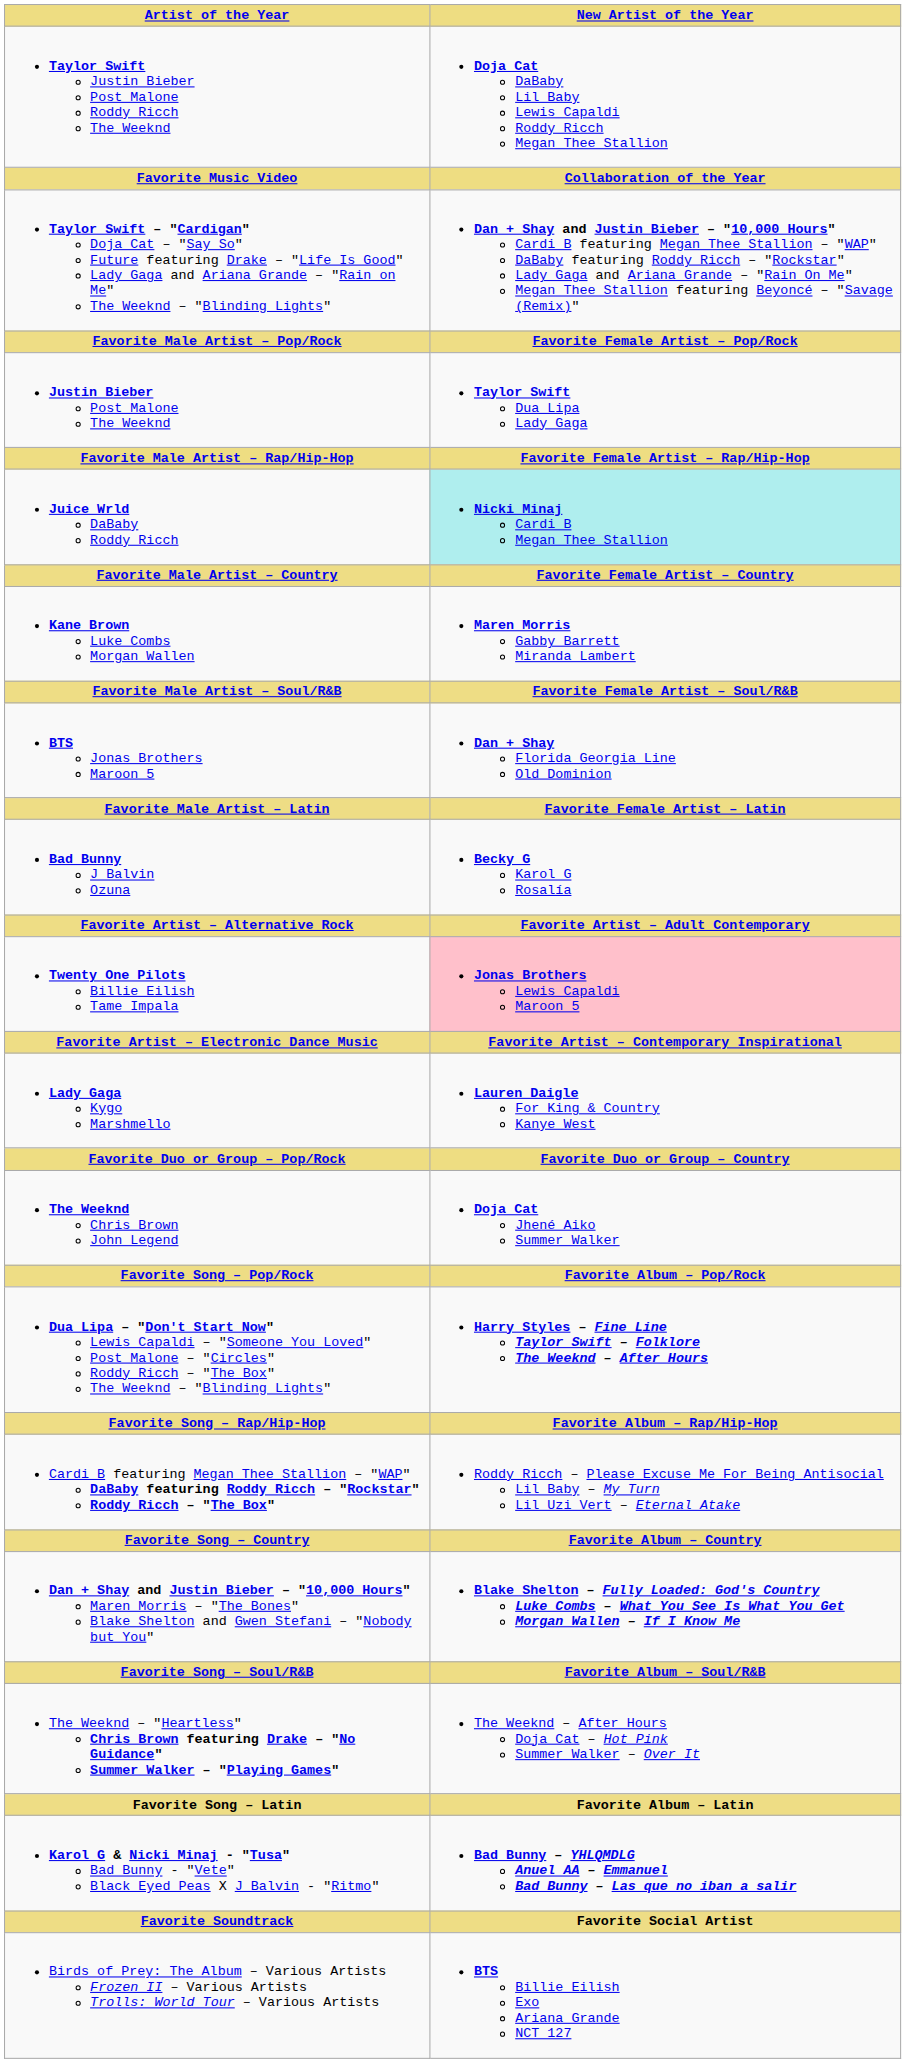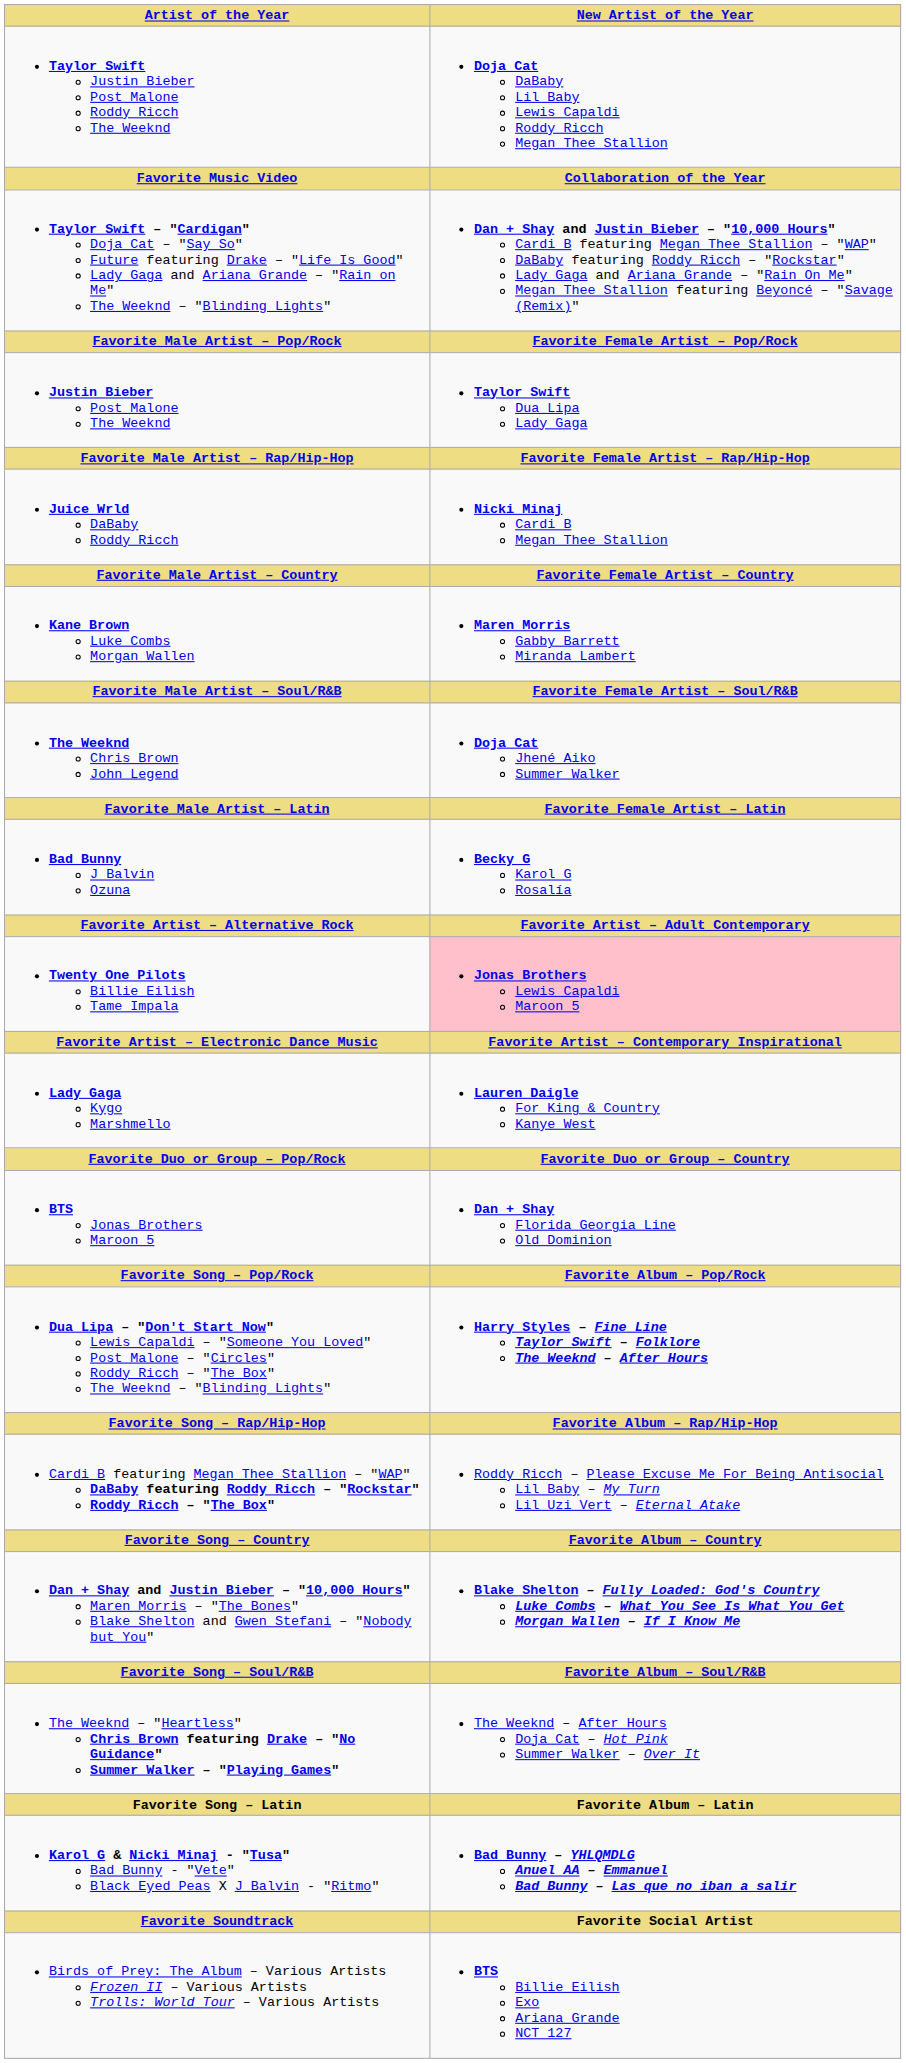(665, 525) paleturquoise background -> (665, 525) no background
rows swapped: (217, 1225) <-> (217, 758)
